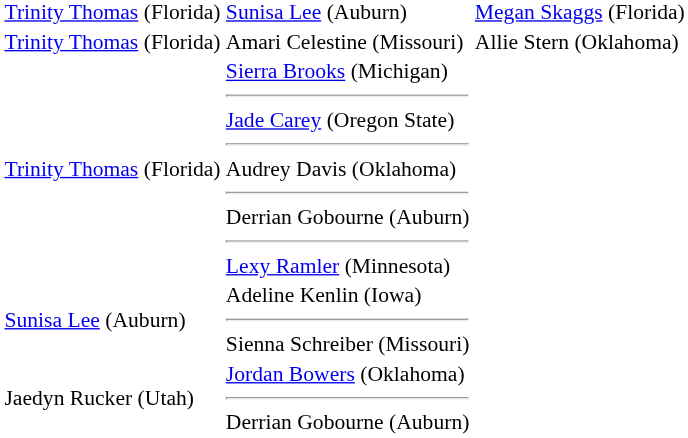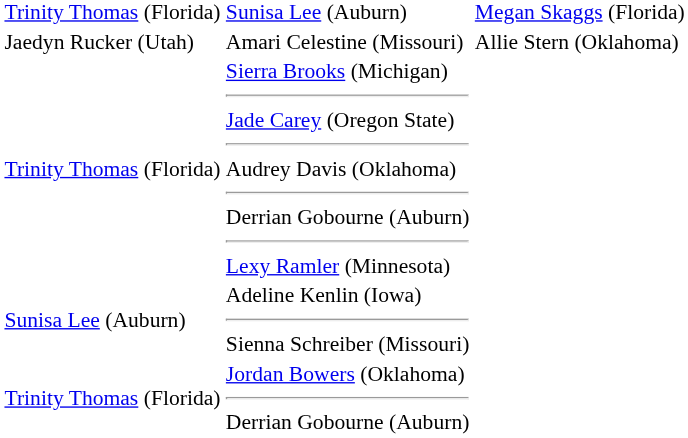(112, 41) Trinity Thomas (Florida) -> (99, 41) Jaedyn Rucker (Utah)
(99, 398) Jaedyn Rucker (Utah) -> (112, 398) Trinity Thomas (Florida)
